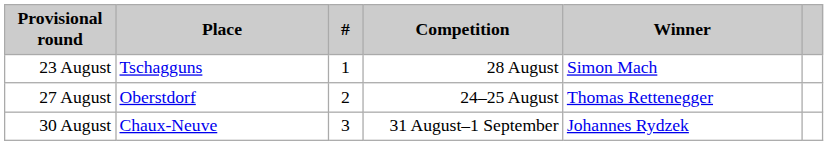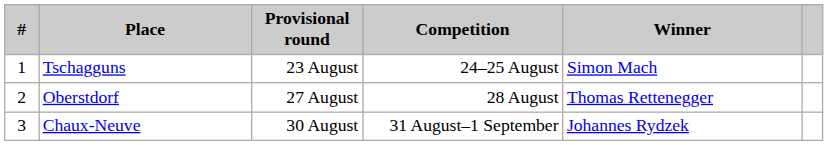columns swapped: (345, 28) <-> (60, 28)
(523, 67) 28 August -> (509, 67) 24–25 August
(509, 96) 24–25 August -> (523, 96) 28 August
